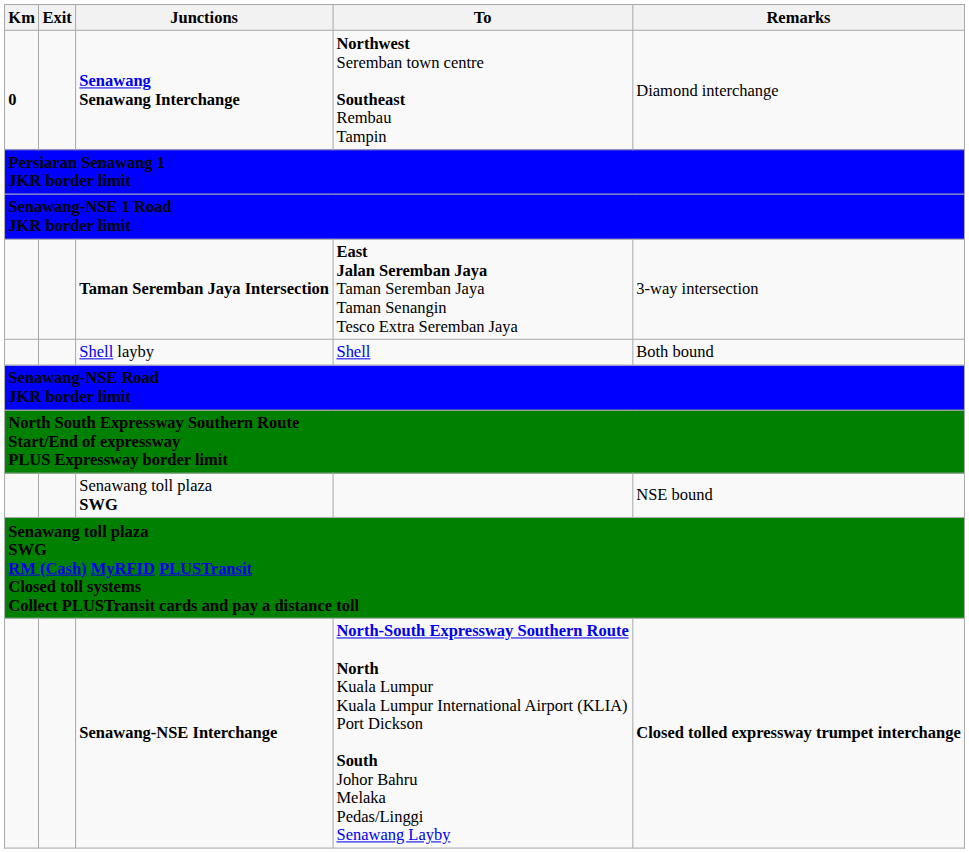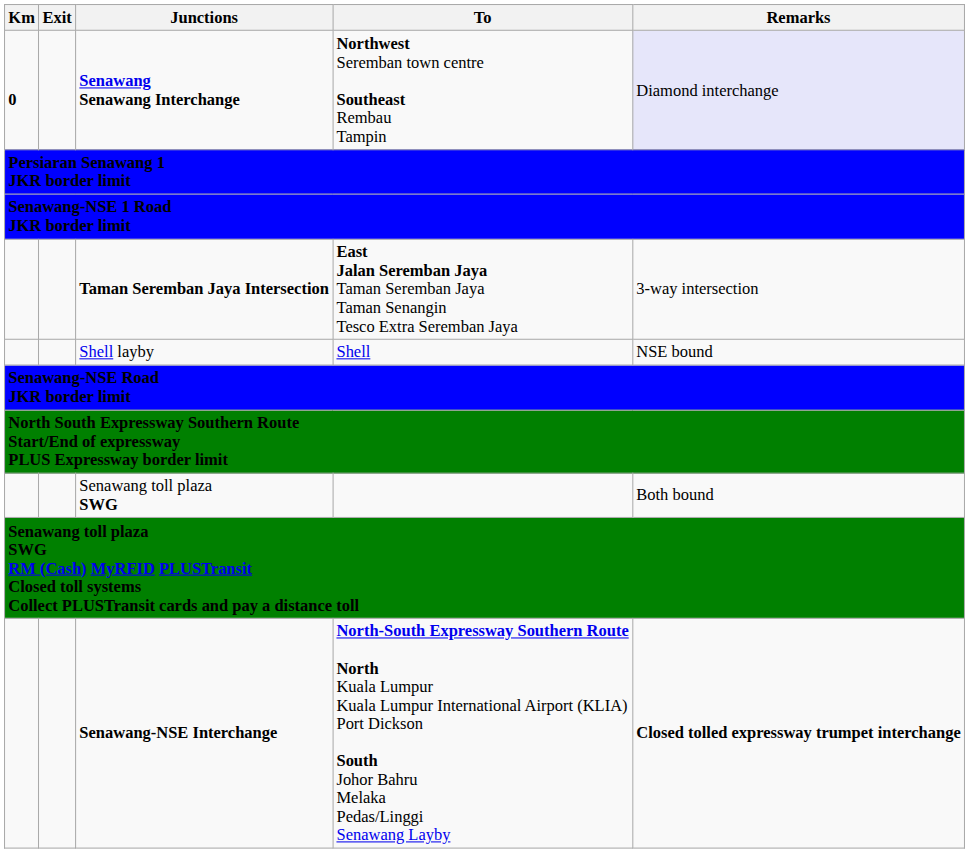(707, 90) no background -> (707, 90) lavender background
(675, 352) Both bound -> (675, 352) NSE bound
(675, 495) NSE bound -> (675, 495) Both bound
